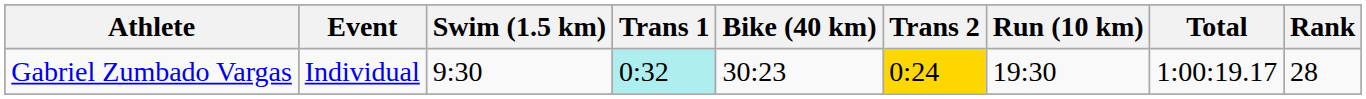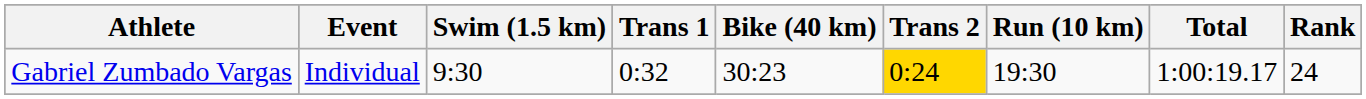(644, 71) paleturquoise background -> (644, 71) no background
(1304, 71) 28 -> (1304, 71) 24
